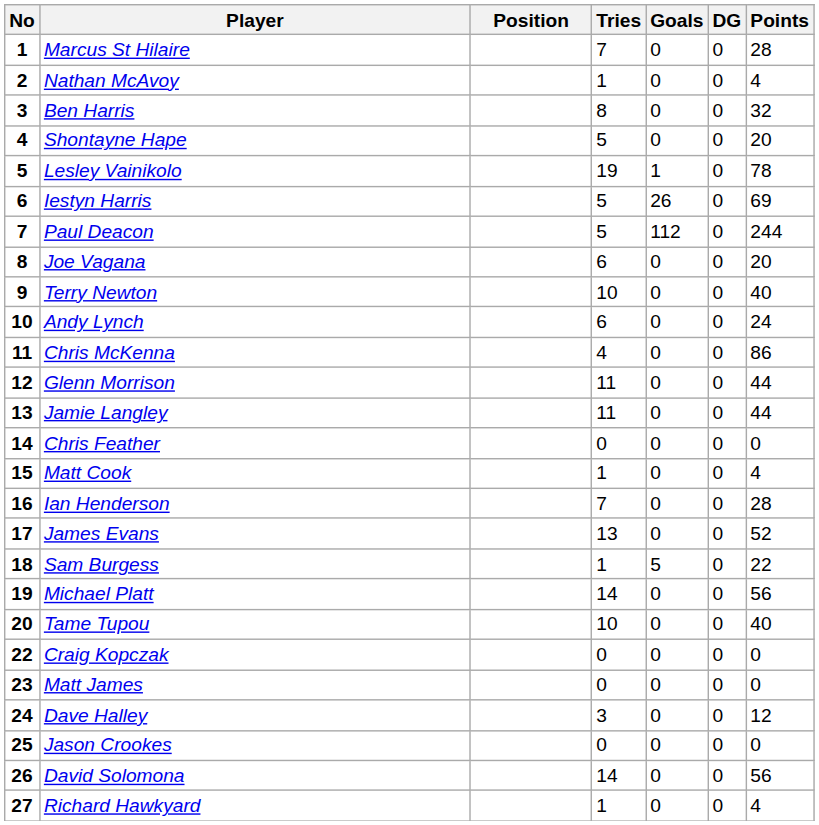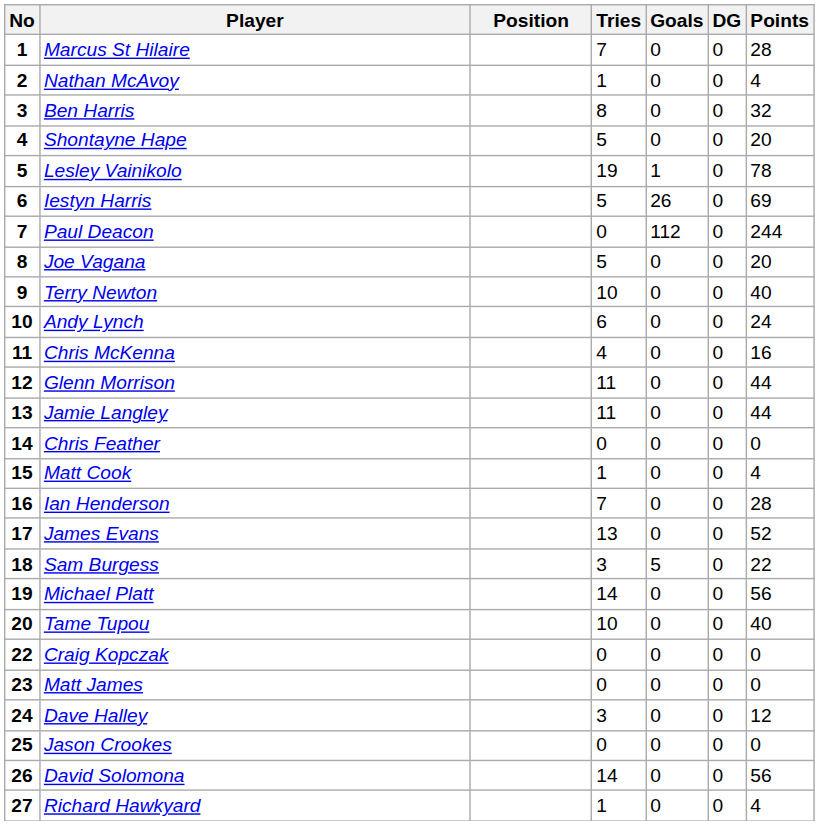(602, 231) 5 -> (602, 231) 0
(602, 261) 6 -> (602, 261) 5
(761, 352) 86 -> (761, 352) 16
(602, 563) 1 -> (602, 563) 3
